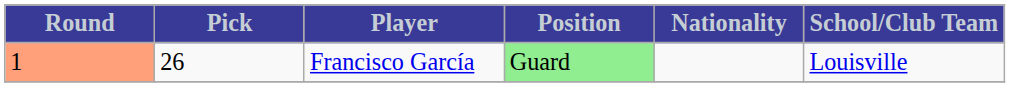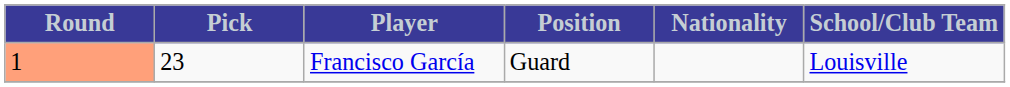(172, 61) 26 -> (172, 61) 23
(540, 61) lightgreen background -> (540, 61) no background
